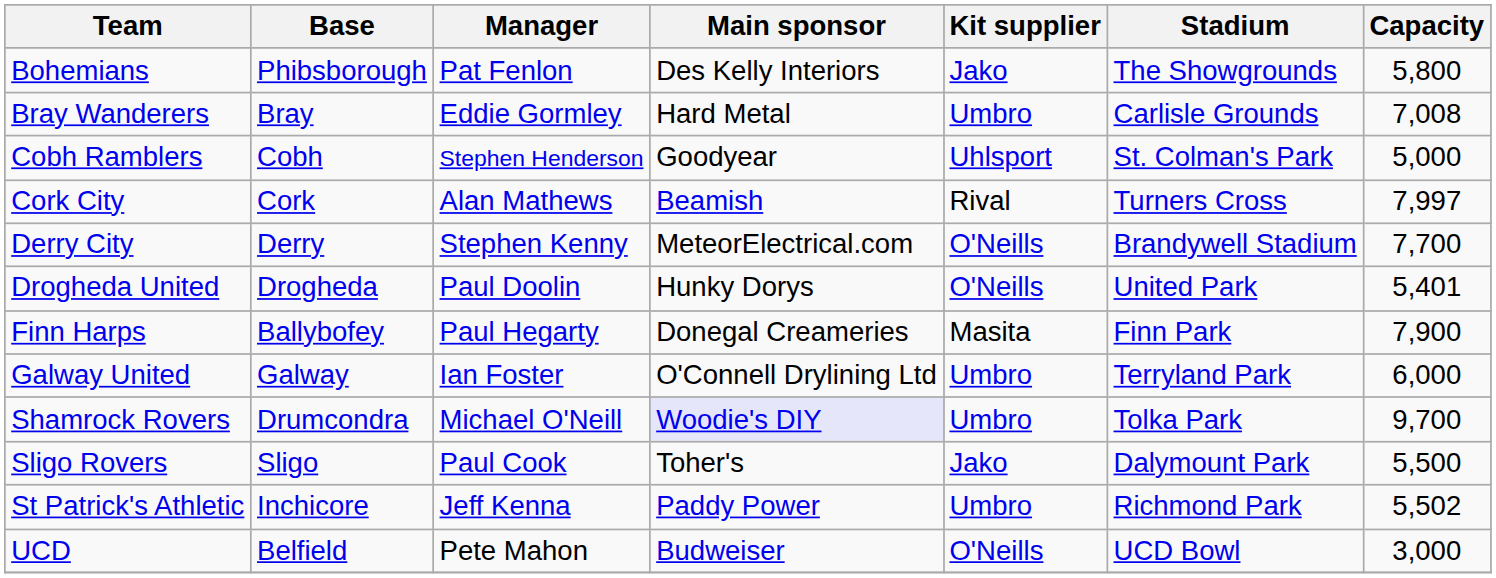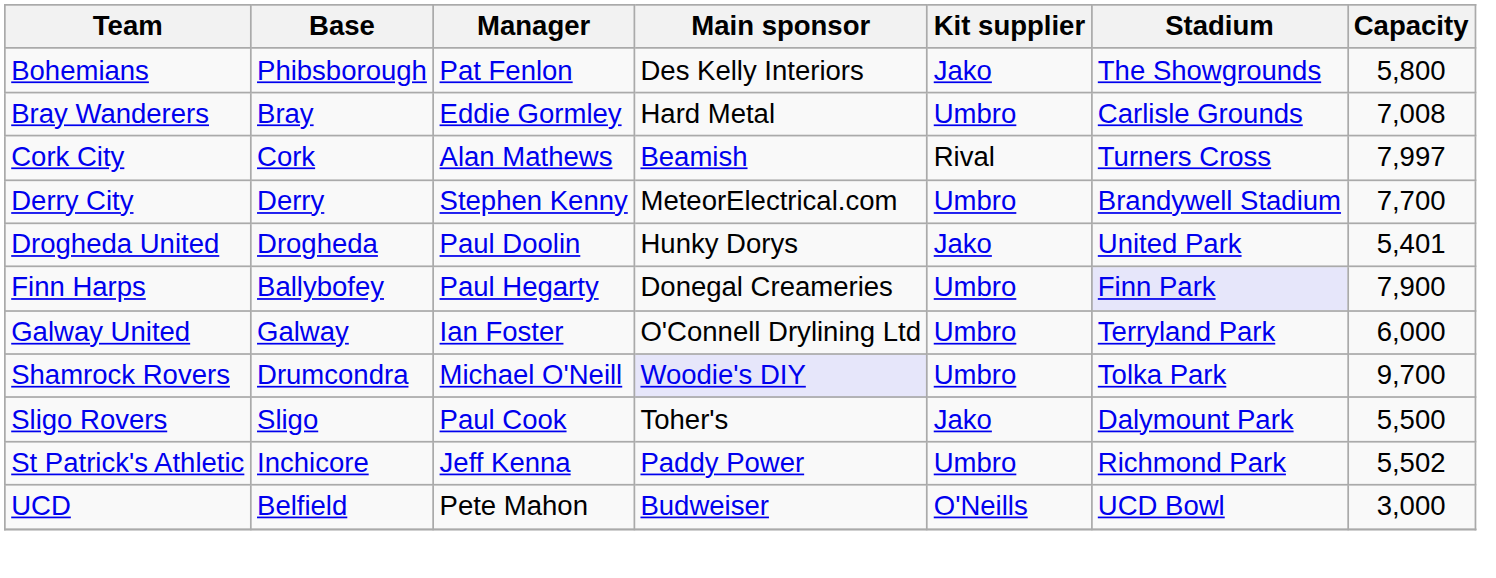- row: (107, 157)
(996, 244) O'Neills -> (975, 200) Umbro
(996, 288) O'Neills -> (963, 244) Jako
(990, 331) Masita -> (975, 288) Umbro
(1172, 331) no background -> (1157, 288) lavender background
